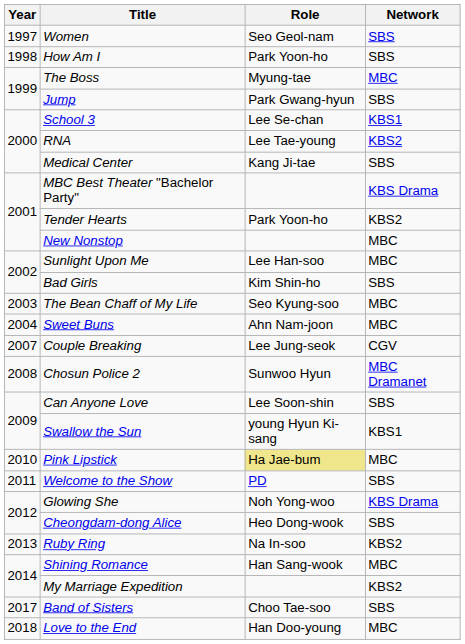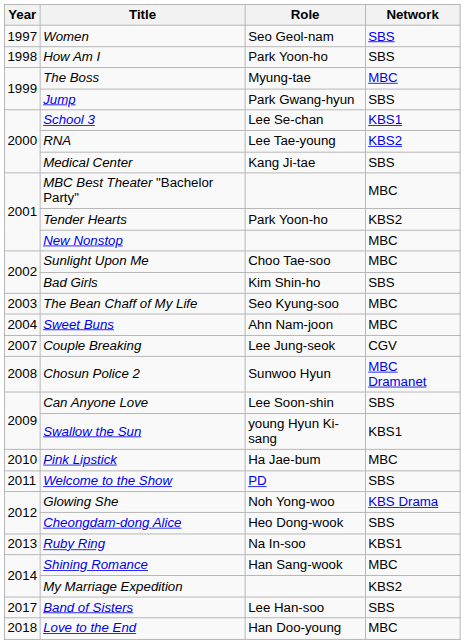(403, 190) KBS Drama -> (383, 190) MBC
(286, 261) Lee Han-soo -> (289, 261) Choo Tae-soo
(284, 460) khaki background -> (284, 460) no background
(385, 544) KBS2 -> (385, 544) KBS1
(289, 607) Choo Tae-soo -> (286, 607) Lee Han-soo
